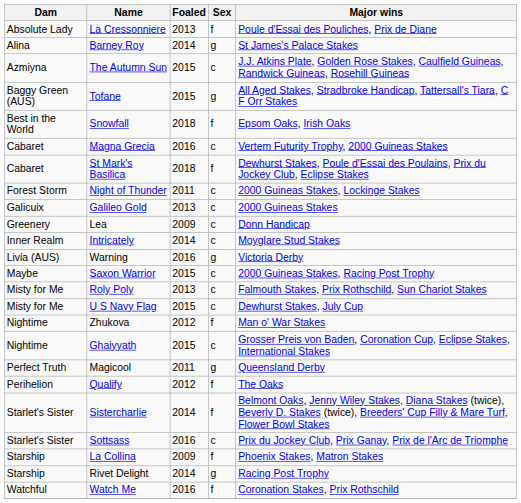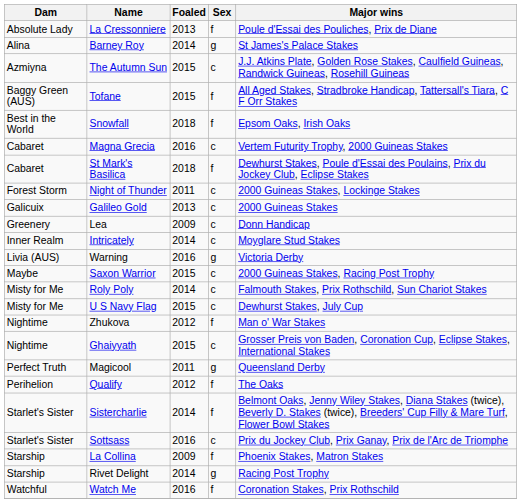(214, 96) g -> (212, 96) f
(184, 290) 2013 -> (184, 290) 2014
